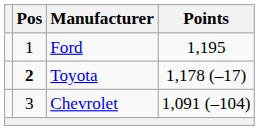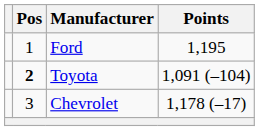(206, 75) 1,178 (–17) -> (206, 75) 1,091 (–104)
(206, 103) 1,091 (–104) -> (206, 103) 1,178 (–17)
